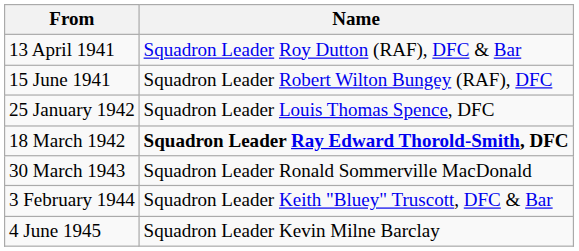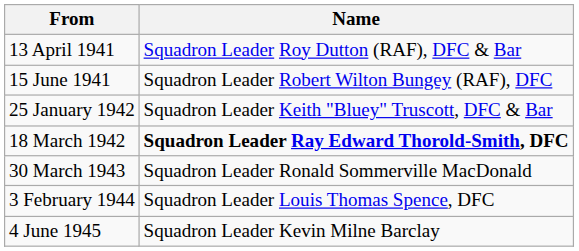(319, 110) Squadron Leader Louis Thomas Spence, DFC -> (348, 110) Squadron Leader Keith "Bluey" Truscott, DFC & Bar
(348, 200) Squadron Leader Keith "Bluey" Truscott, DFC & Bar -> (319, 200) Squadron Leader Louis Thomas Spence, DFC
